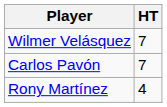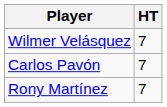(142, 89) 4 -> (142, 89) 7
